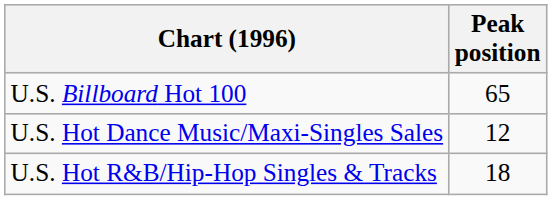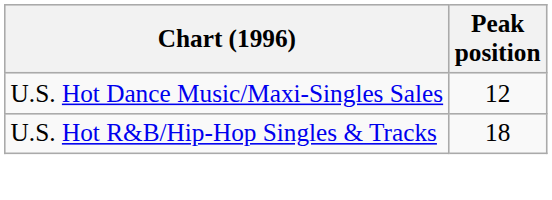- row: (128, 93)
